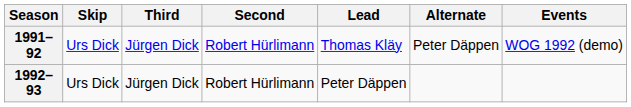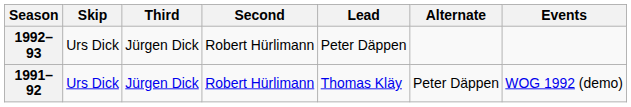rows swapped: (34, 45) <-> (34, 83)
